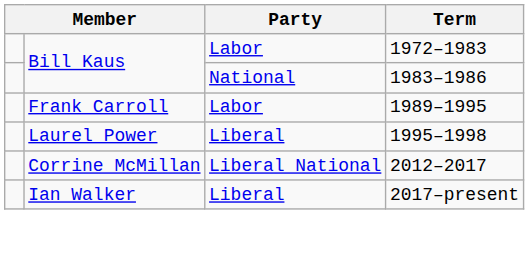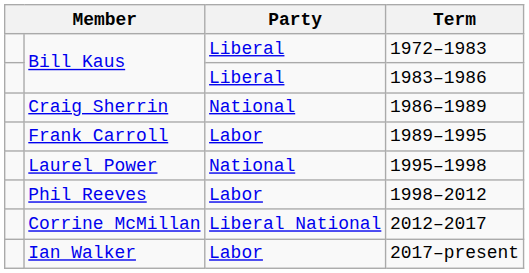(236, 49) Labor -> (247, 49) Liberal
(252, 78) National -> (247, 78) Liberal
+ row: (438, 107)
(247, 136) Liberal -> (252, 166) National
+ row: (438, 195)
(247, 195) Liberal -> (236, 253) Labor
